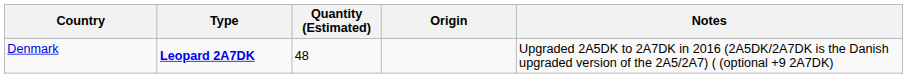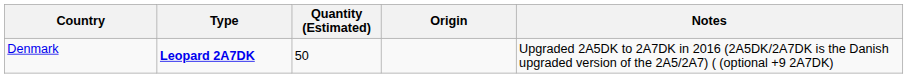(302, 55) 48 -> (302, 55) 50
